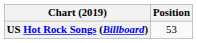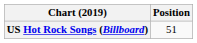(171, 30) 53 -> (171, 30) 51
